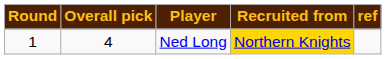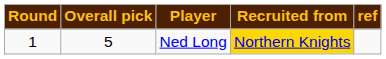(108, 41) 4 -> (108, 41) 5
